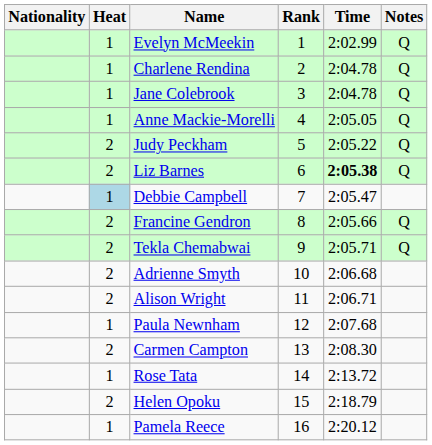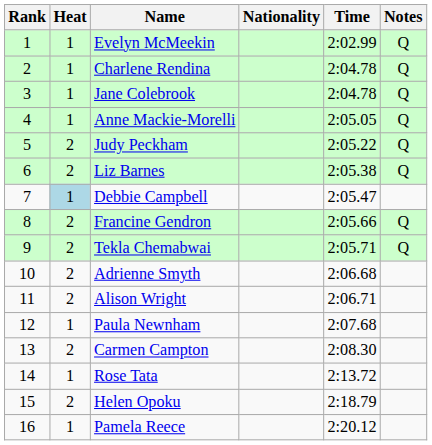columns swapped: (301, 17) <-> (47, 17)
(352, 171) bold -> (352, 171) normal
